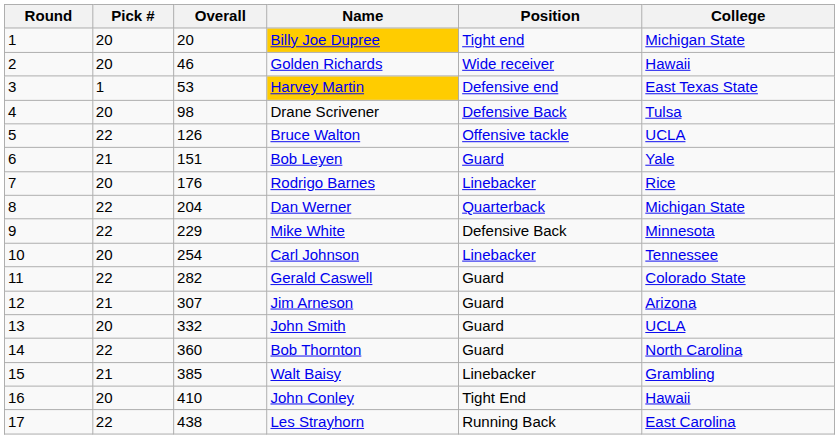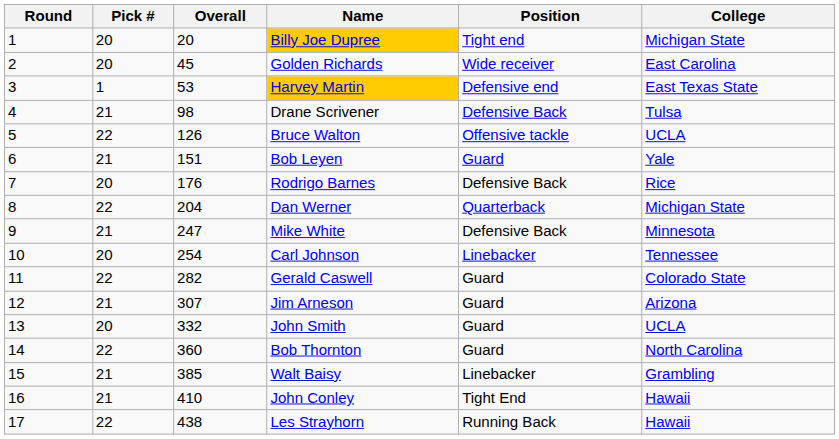(185, 64) 46 -> (185, 64) 45
(668, 64) Hawaii -> (690, 64) East Carolina
(104, 111) 20 -> (104, 111) 21
(499, 183) Linebacker -> (514, 183) Defensive Back
(104, 231) 22 -> (104, 231) 21
(190, 231) 229 -> (190, 231) 247
(104, 398) 20 -> (104, 398) 21
(690, 421) East Carolina -> (668, 421) Hawaii
